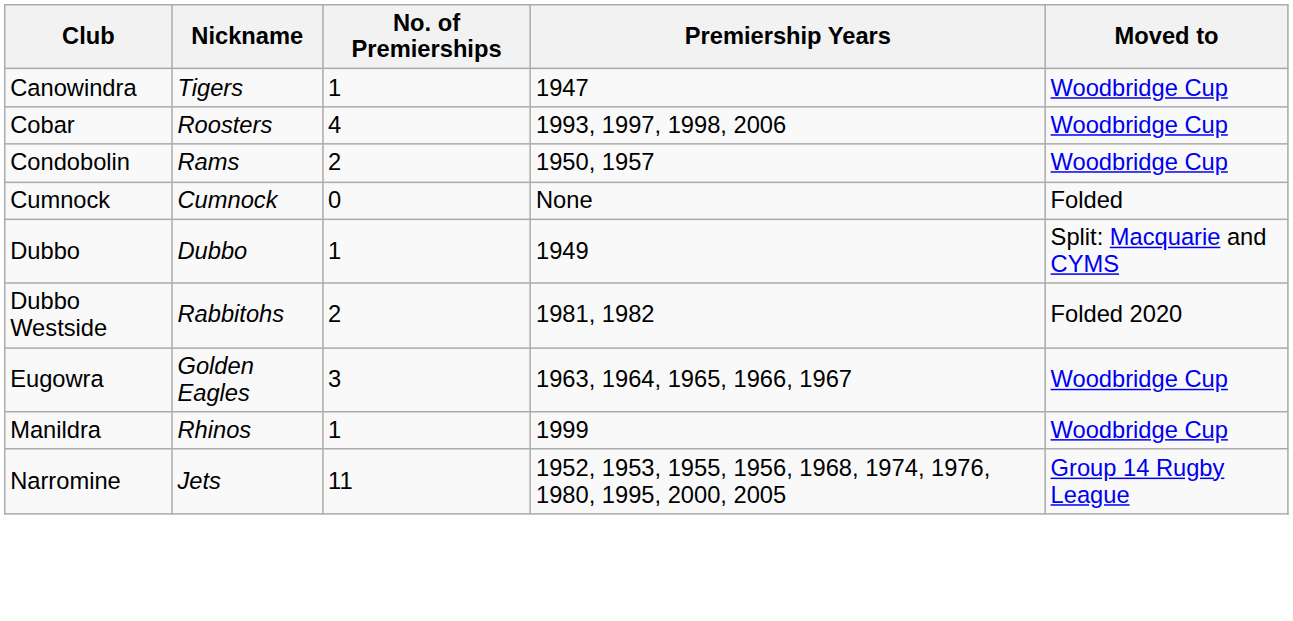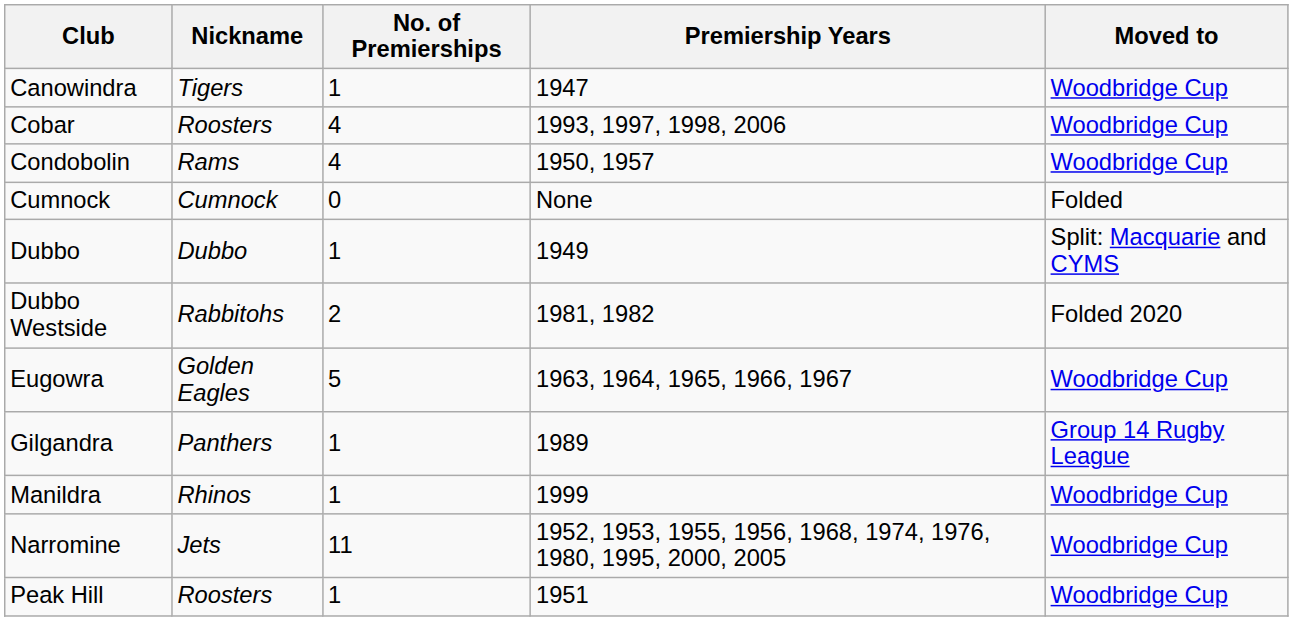(335, 162) 2 -> (335, 162) 4
(335, 379) 3 -> (335, 379) 5
+ row: (62, 443)
(1137, 481) Group 14 Rugby League -> (1139, 545) Woodbridge Cup
+ row: (57, 596)
